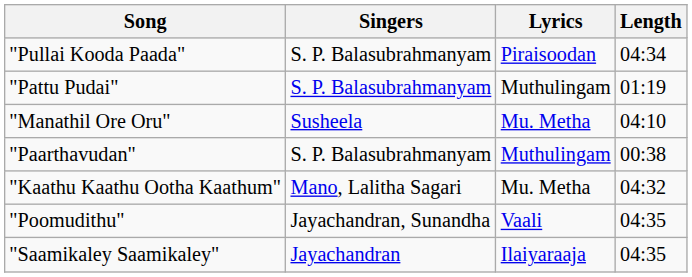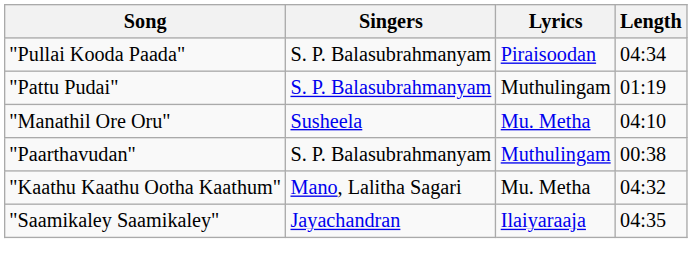- row: (67, 221)
